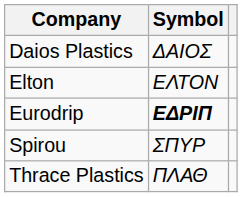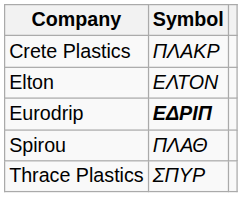+ row: (70, 51)
- row: (71, 51)
(179, 144) ΣΠΥΡ -> (180, 144) ΠΛΑΘ
(180, 176) ΠΛΑΘ -> (179, 176) ΣΠΥΡ
